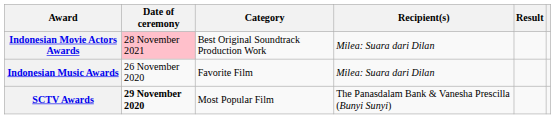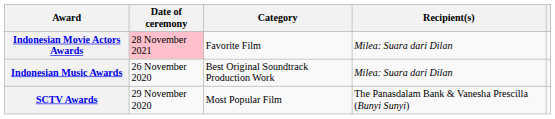- column: (530, 18)
(249, 45) Best Original Soundtrack Production Work -> (233, 45) Favorite Film
(225, 72) Favorite Film -> (257, 72) Best Original Soundtrack Production Work
(153, 100) bold -> (159, 100) normal
